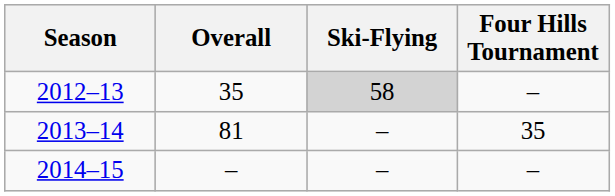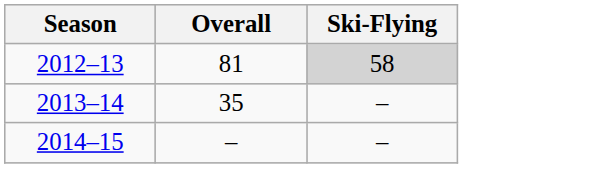- column: (533, 38)
(231, 91) 35 -> (231, 63) 81
(231, 130) 81 -> (231, 102) 35
